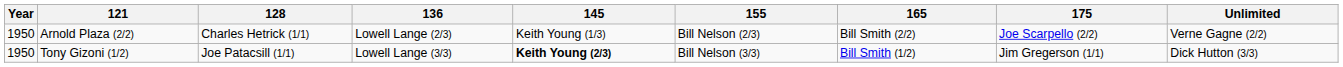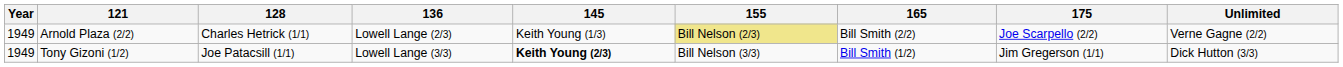(21, 34) 1950 -> (21, 34) 1949
(719, 34) no background -> (719, 34) khaki background
(21, 53) 1950 -> (21, 53) 1949
